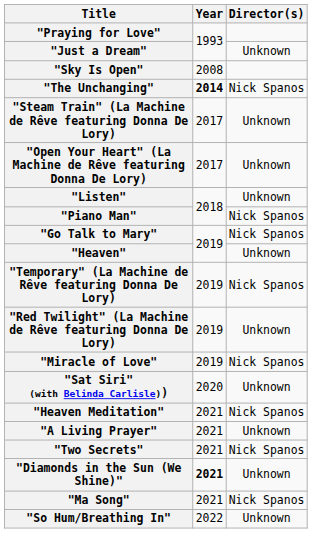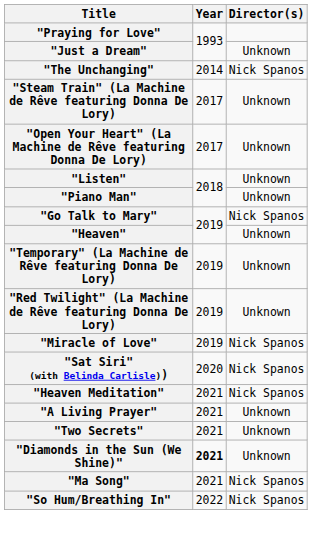- row: (99, 70)
(209, 88) bold -> (209, 70) normal
(267, 216) Nick Spanos -> (267, 197) Unknown
(267, 285) Nick Spanos -> (267, 266) Unknown
(267, 387) Unknown -> (267, 368) Nick Spanos
(267, 450) Nick Spanos -> (267, 431) Unknown
(267, 519) Unknown -> (267, 500) Nick Spanos
